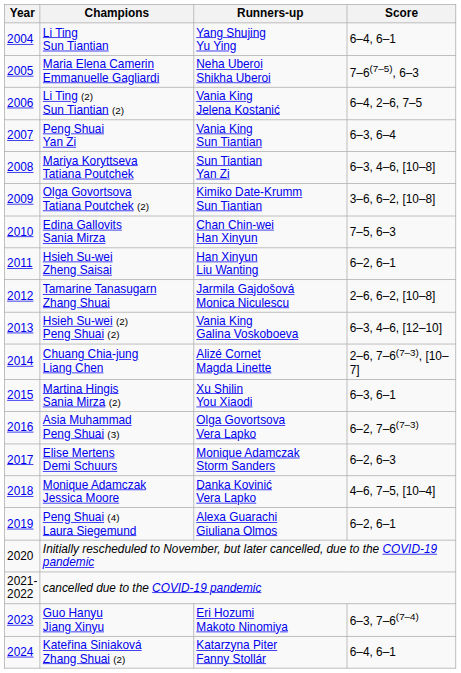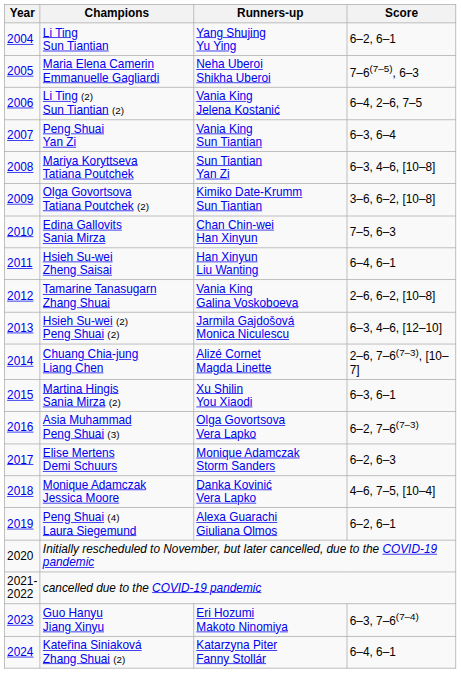(373, 39) 6–4, 6–1 -> (373, 39) 6–2, 6–1
(373, 264) 6–2, 6–1 -> (373, 264) 6–4, 6–1
(245, 296) Jarmila Gajdošová Monica Niculescu -> (247, 296) Vania King Galina Voskoboeva
(247, 328) Vania King Galina Voskoboeva -> (245, 328) Jarmila Gajdošová Monica Niculescu
